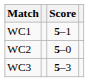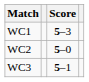(63, 31) 5–1 -> (63, 31) 5–3
(63, 67) 5–3 -> (63, 67) 5–1
